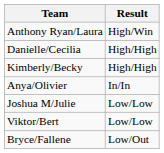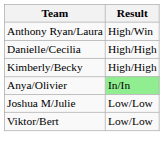(119, 85) no background -> (119, 85) lightgreen background
- row: (39, 139)
